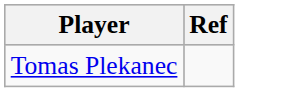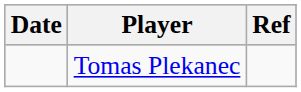+ column: (36, 24)
